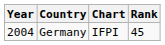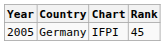(21, 32) 2004 -> (21, 32) 2005
